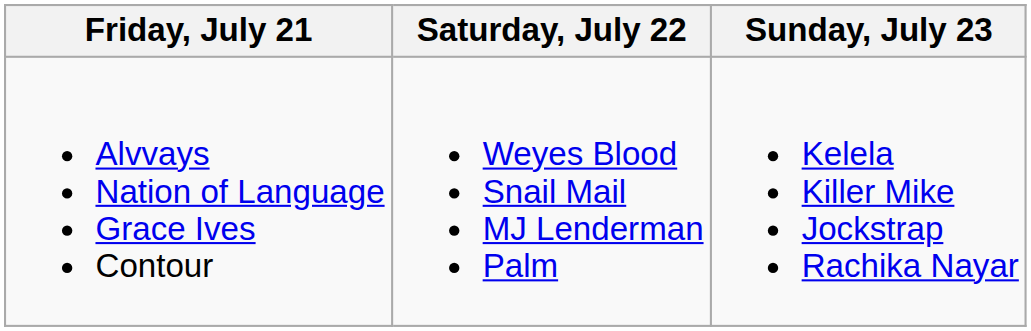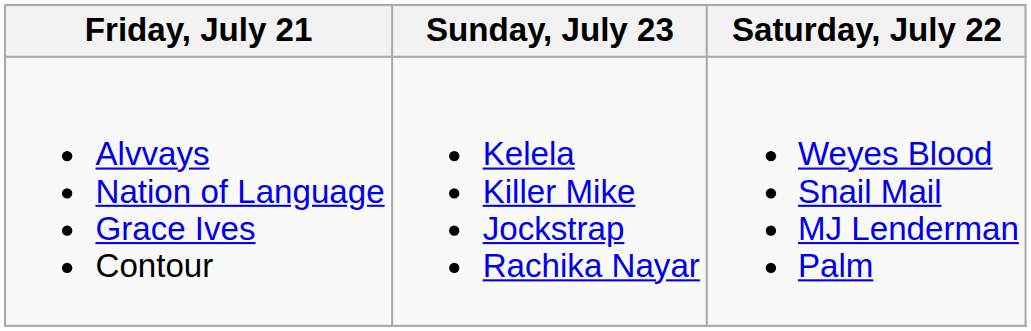columns swapped: (552, 30) <-> (869, 30)
